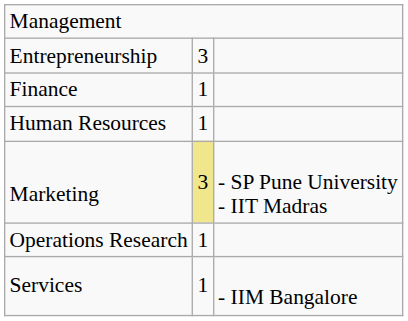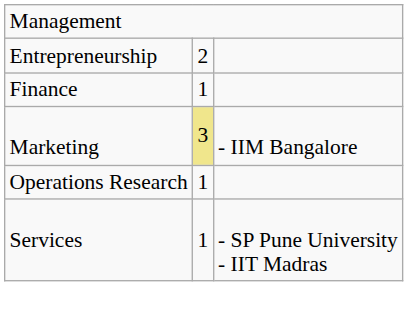(203, 55) 3 -> (203, 55) 2
- row: (88, 123)
(308, 193) - SP Pune University - IIT Madras -> (288, 147) - IIM Bangalore
(288, 297) - IIM Bangalore -> (308, 251) - SP Pune University - IIT Madras
